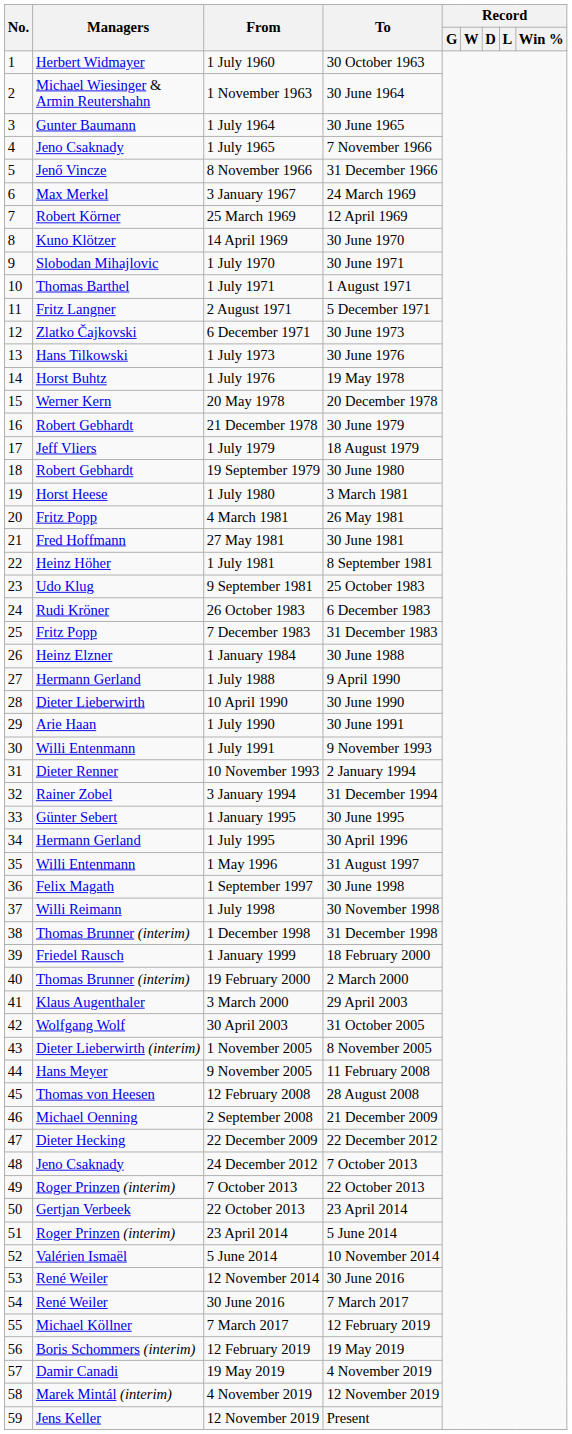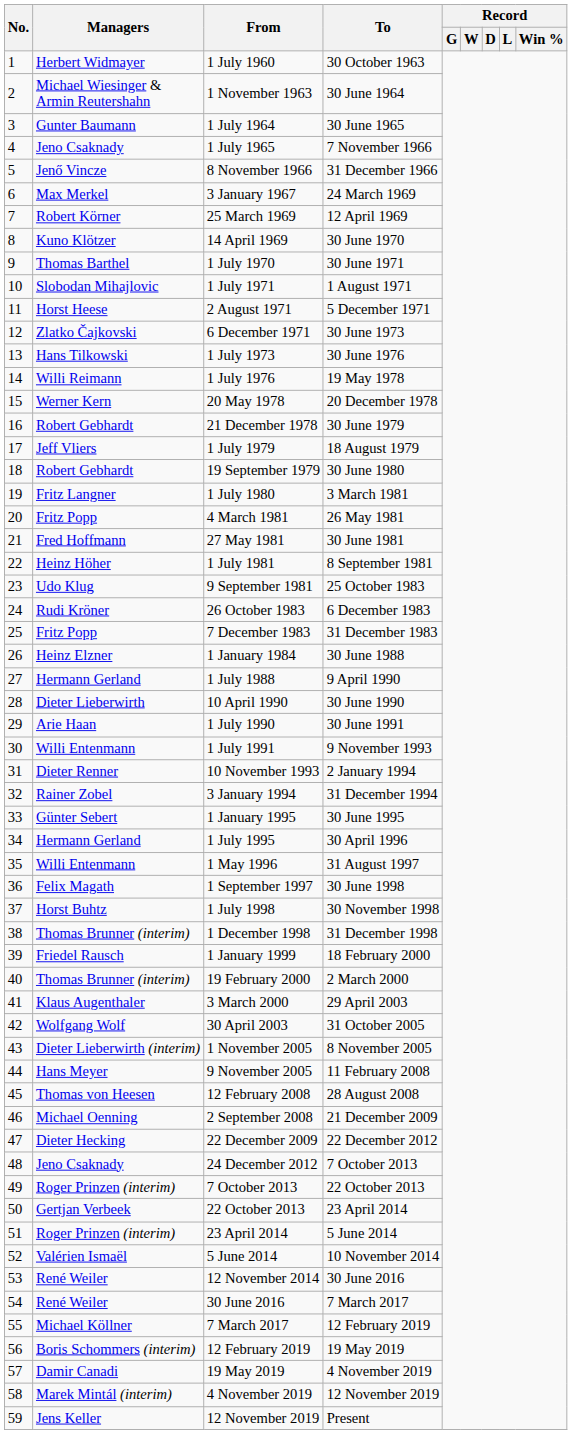(97, 263) Slobodan Mihajlovic -> (83, 263) Thomas Barthel
(83, 286) Thomas Barthel -> (97, 286) Slobodan Mihajlovic
(76, 309) Fritz Langner -> (72, 309) Horst Heese
(71, 378) Horst Buhtz -> (79, 378) Willi Reimann
(72, 494) Horst Heese -> (76, 494) Fritz Langner
(79, 909) Willi Reimann -> (71, 909) Horst Buhtz
